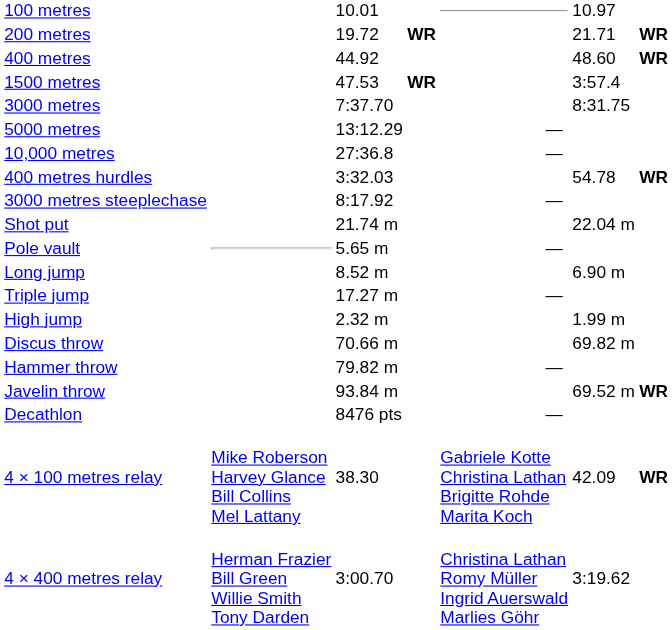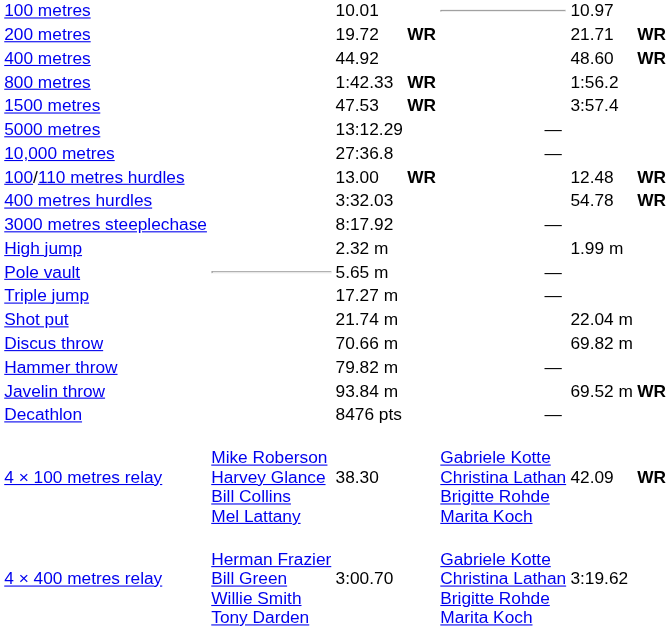+ row: (47, 82)
- row: (52, 105)
+ row: (94, 177)
rows swapped: (43, 319) <-> (36, 224)
- row: (45, 272)
(504, 588) Christina Lathan Romy Müller Ingrid Auerswald Marlies Göhr -> (503, 588) Gabriele Kotte Christina Lathan Brigitte Rohde Marita Koch
